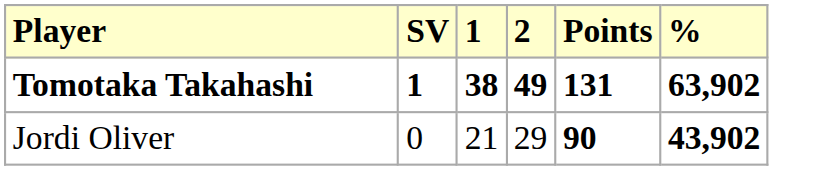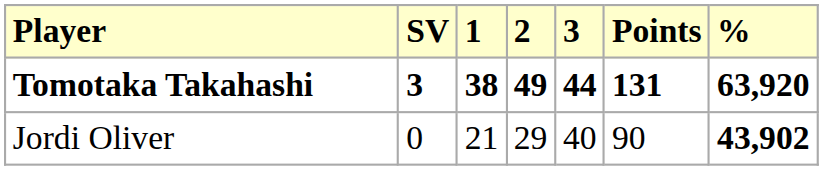+ column: (571, 31)
(415, 84) 1 -> (415, 84) 3
(714, 84) 63,902 -> (763, 84) 63,920
(580, 137) bold -> (629, 137) normal
